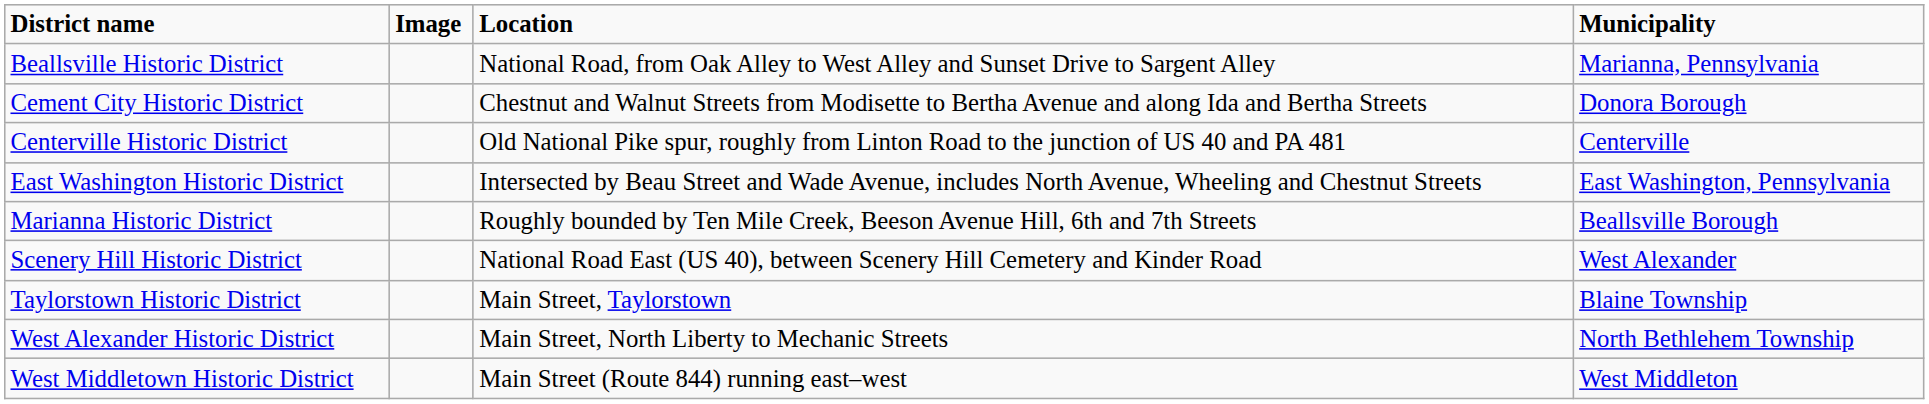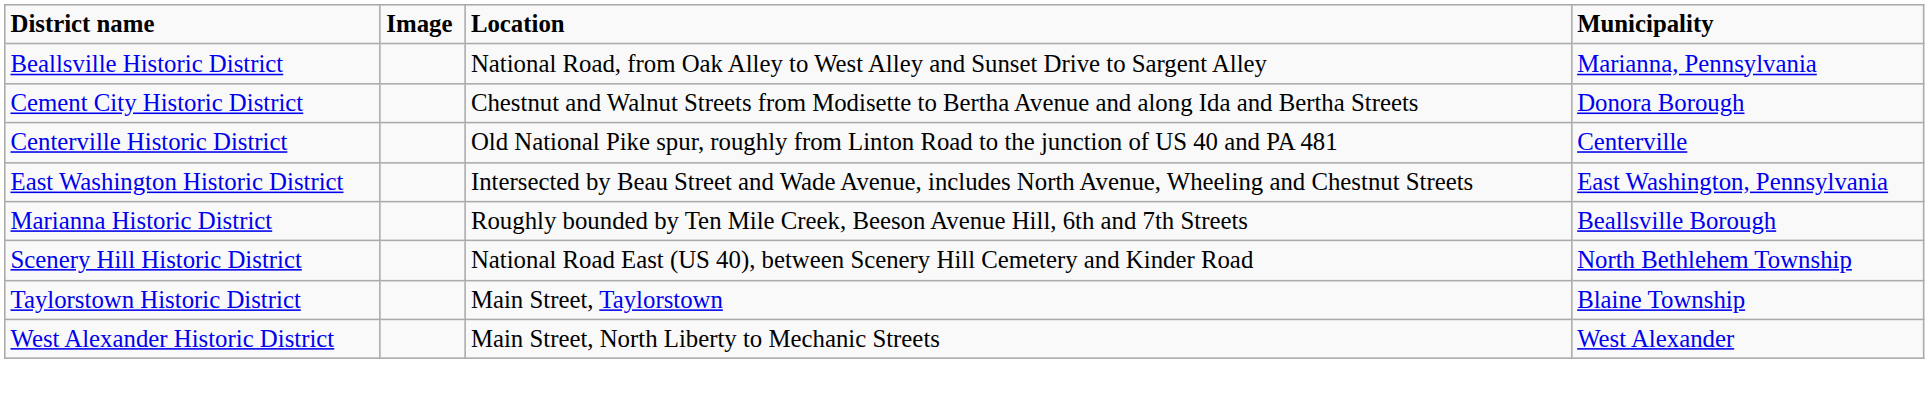(1658, 260) West Alexander -> (1714, 260) North Bethlehem Township
(1716, 338) North Bethlehem Township -> (1656, 338) West Alexander
- row: (182, 378)
